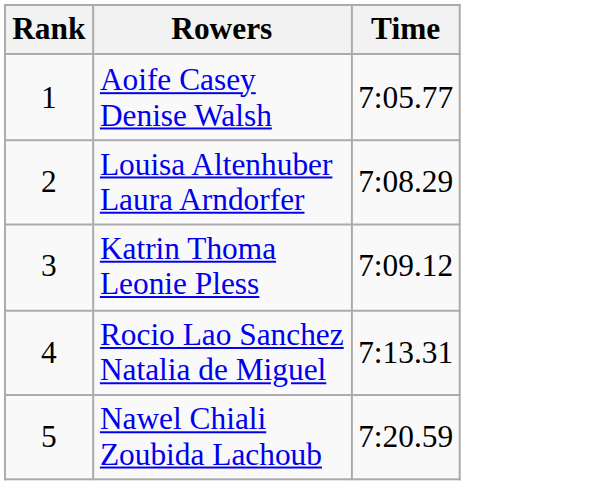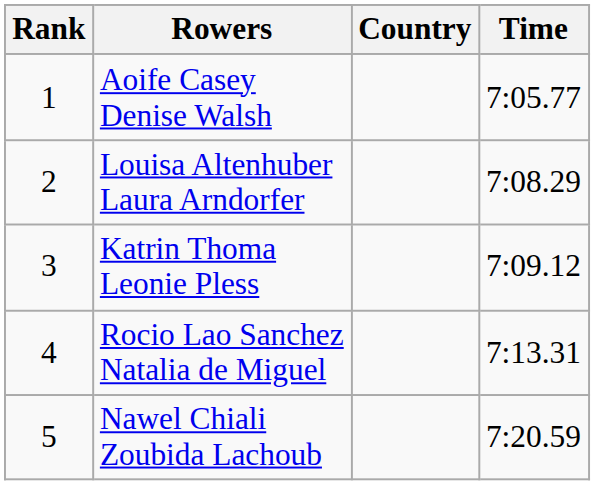+ column: (415, 29)
